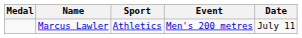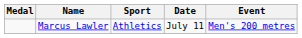columns swapped: (209, 12) <-> (276, 12)
